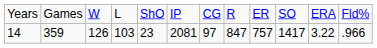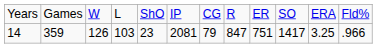(209, 33) 97 -> (209, 33) 79
(263, 33) 757 -> (263, 33) 751
(323, 33) 3.22 -> (323, 33) 3.25
